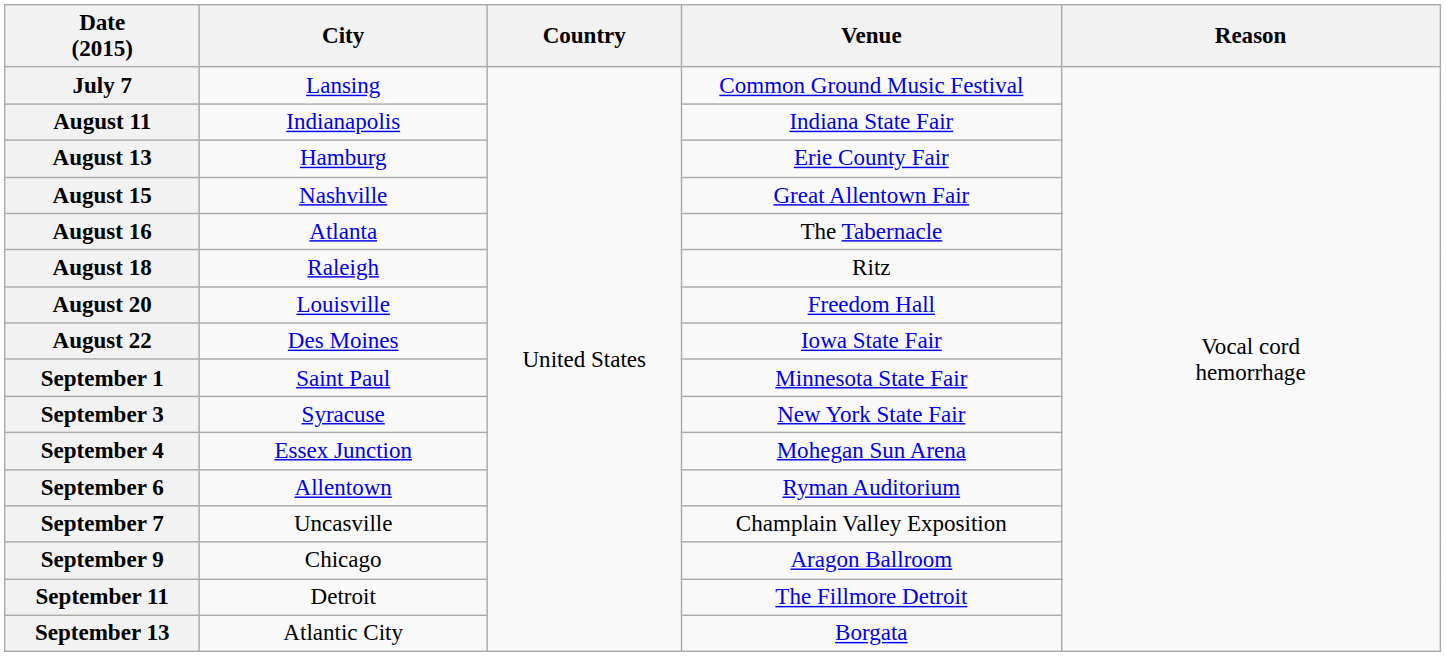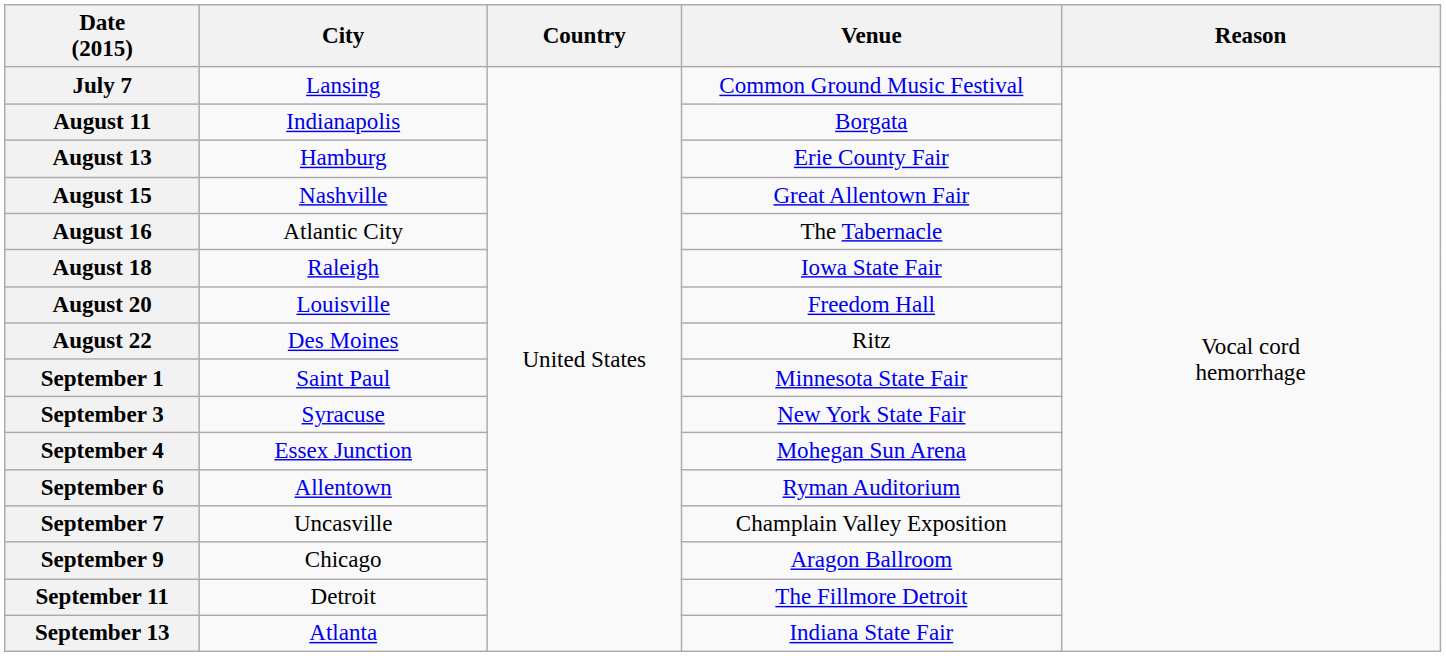(871, 121) Indiana State Fair -> (871, 121) Borgata
(343, 231) Atlanta -> (343, 231) Atlantic City
(871, 267) Ritz -> (871, 267) Iowa State Fair
(871, 341) Iowa State Fair -> (871, 341) Ritz
(343, 633) Atlantic City -> (343, 633) Atlanta
(871, 633) Borgata -> (871, 633) Indiana State Fair
